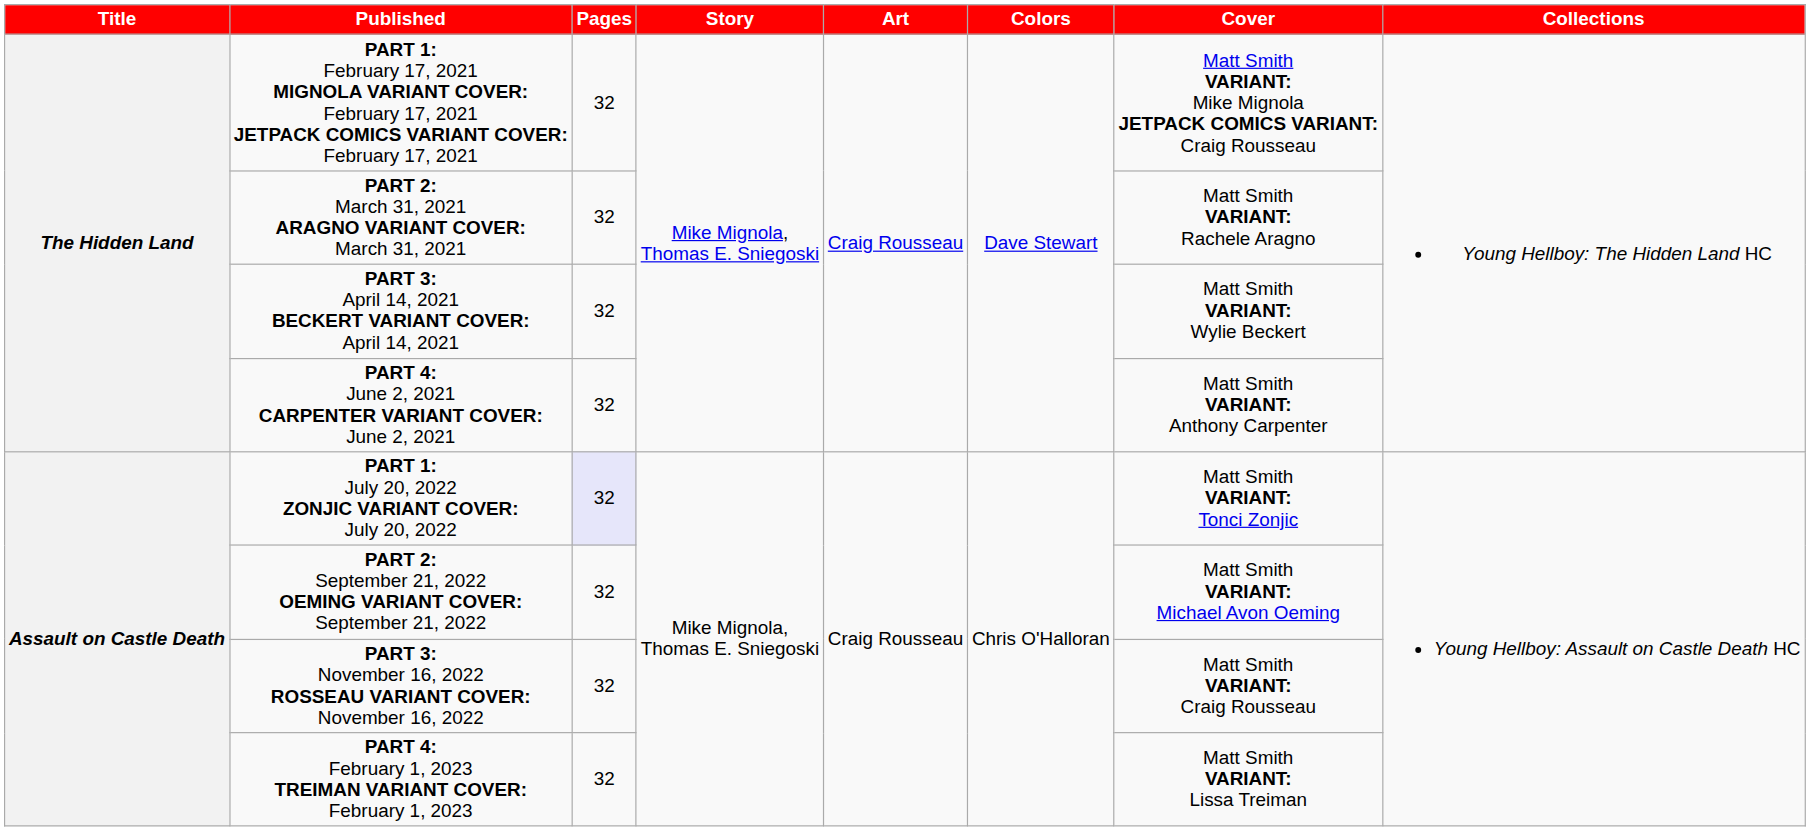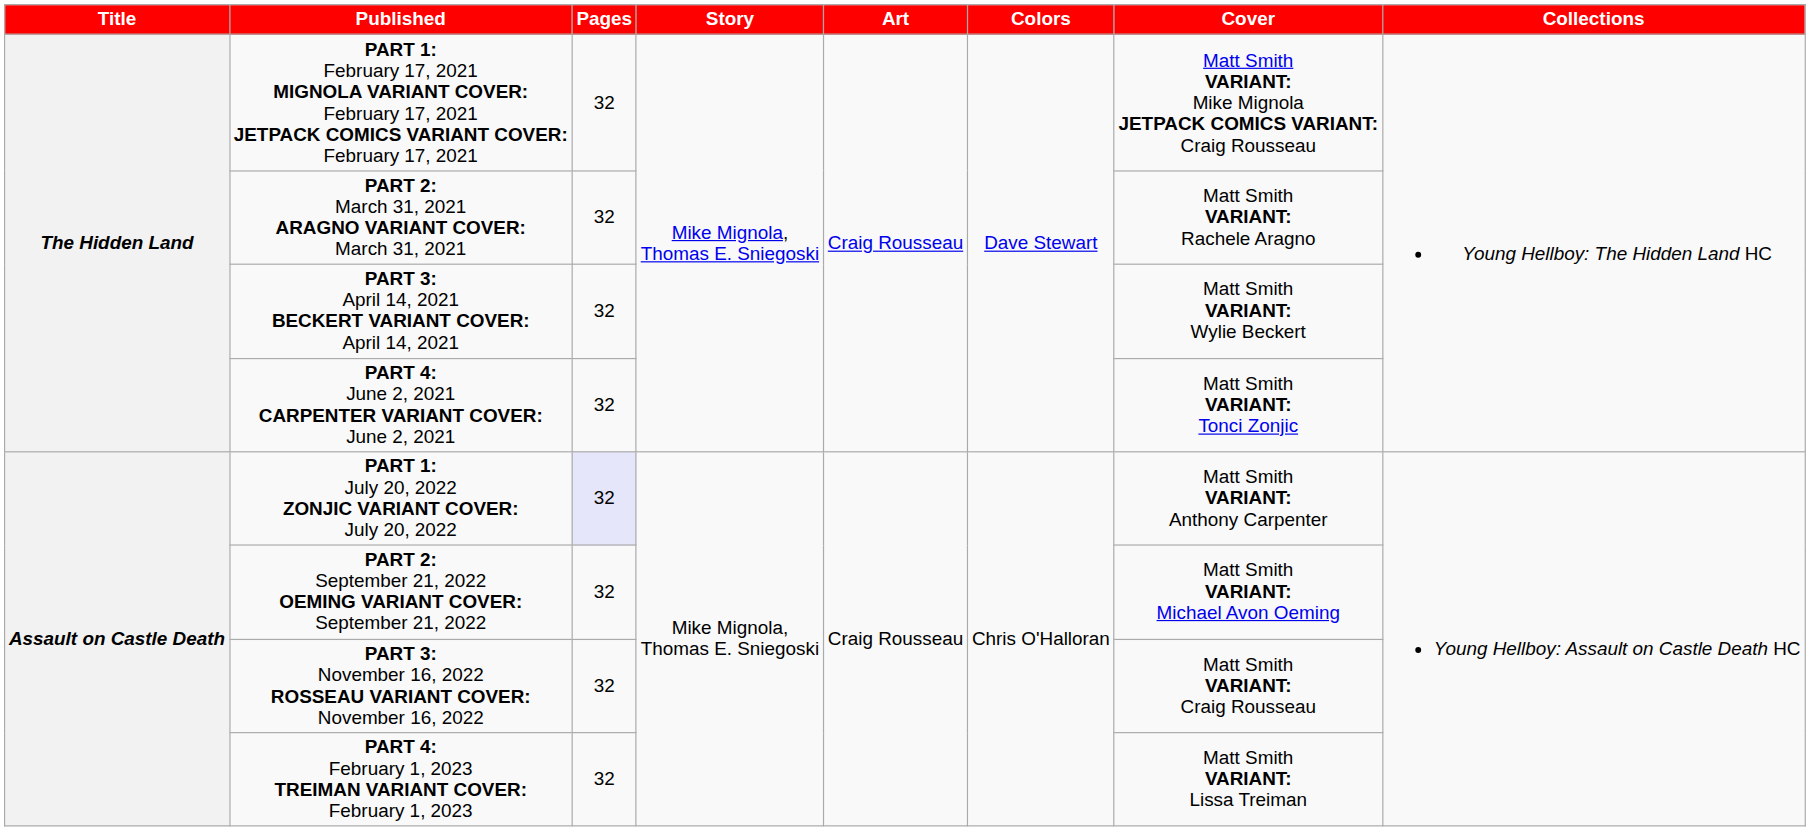(1248, 404) Matt Smith VARIANT: Anthony Carpenter -> (1248, 404) Matt Smith VARIANT: Tonci Zonjic
(1248, 498) Matt Smith VARIANT: Tonci Zonjic -> (1248, 498) Matt Smith VARIANT: Anthony Carpenter
